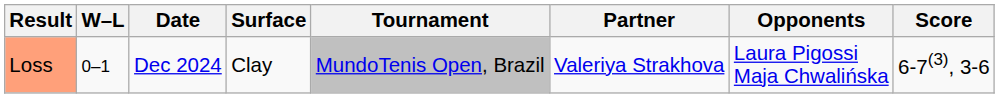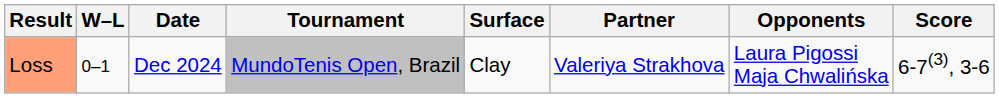columns swapped: (430, 20) <-> (269, 20)
